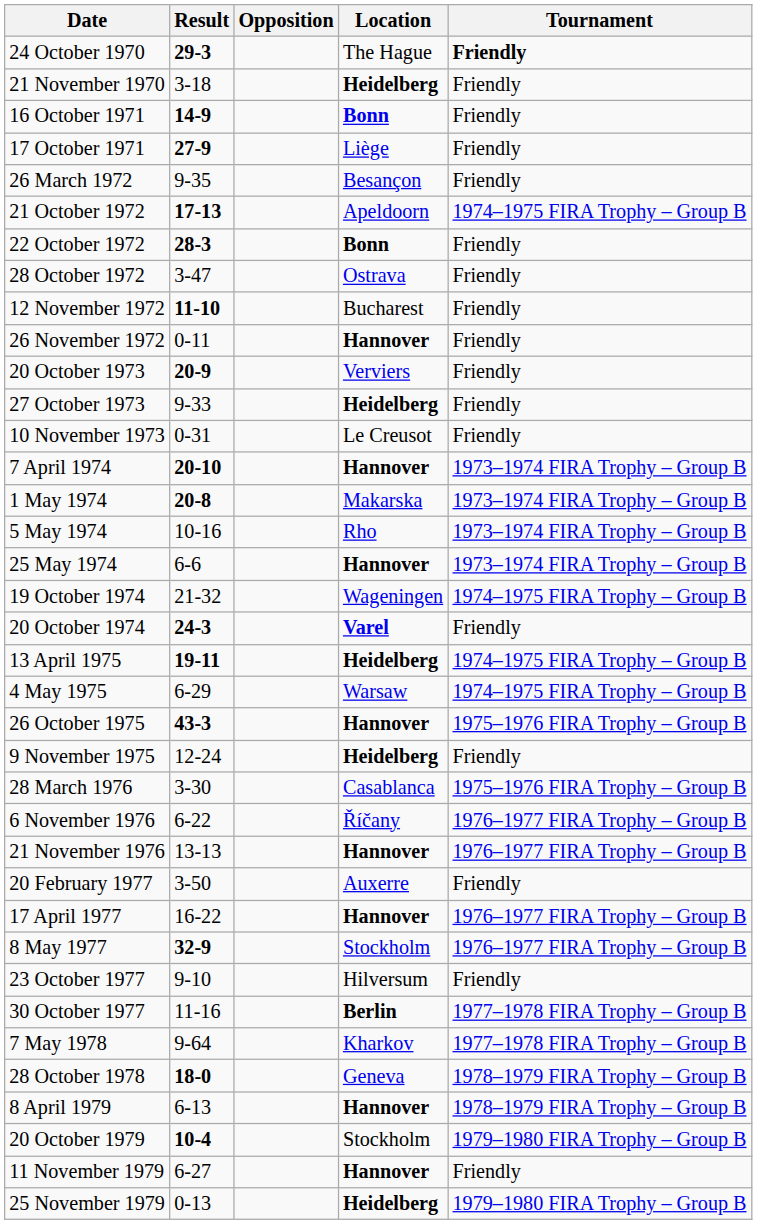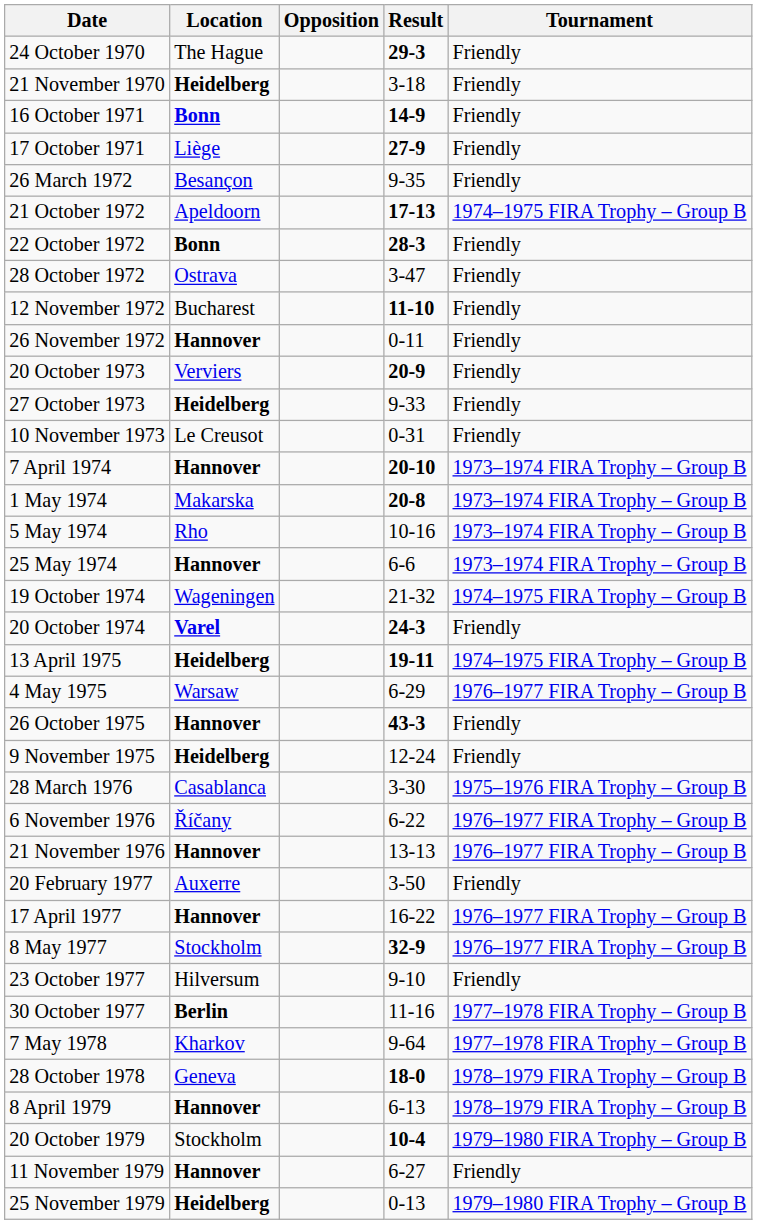columns swapped: (393, 20) <-> (202, 20)
(489, 52) bold -> (487, 52) normal
(600, 691) 1974–1975 FIRA Trophy – Group B -> (600, 691) 1976–1977 FIRA Trophy – Group B
(600, 723) 1975–1976 FIRA Trophy – Group B -> (487, 723) Friendly
